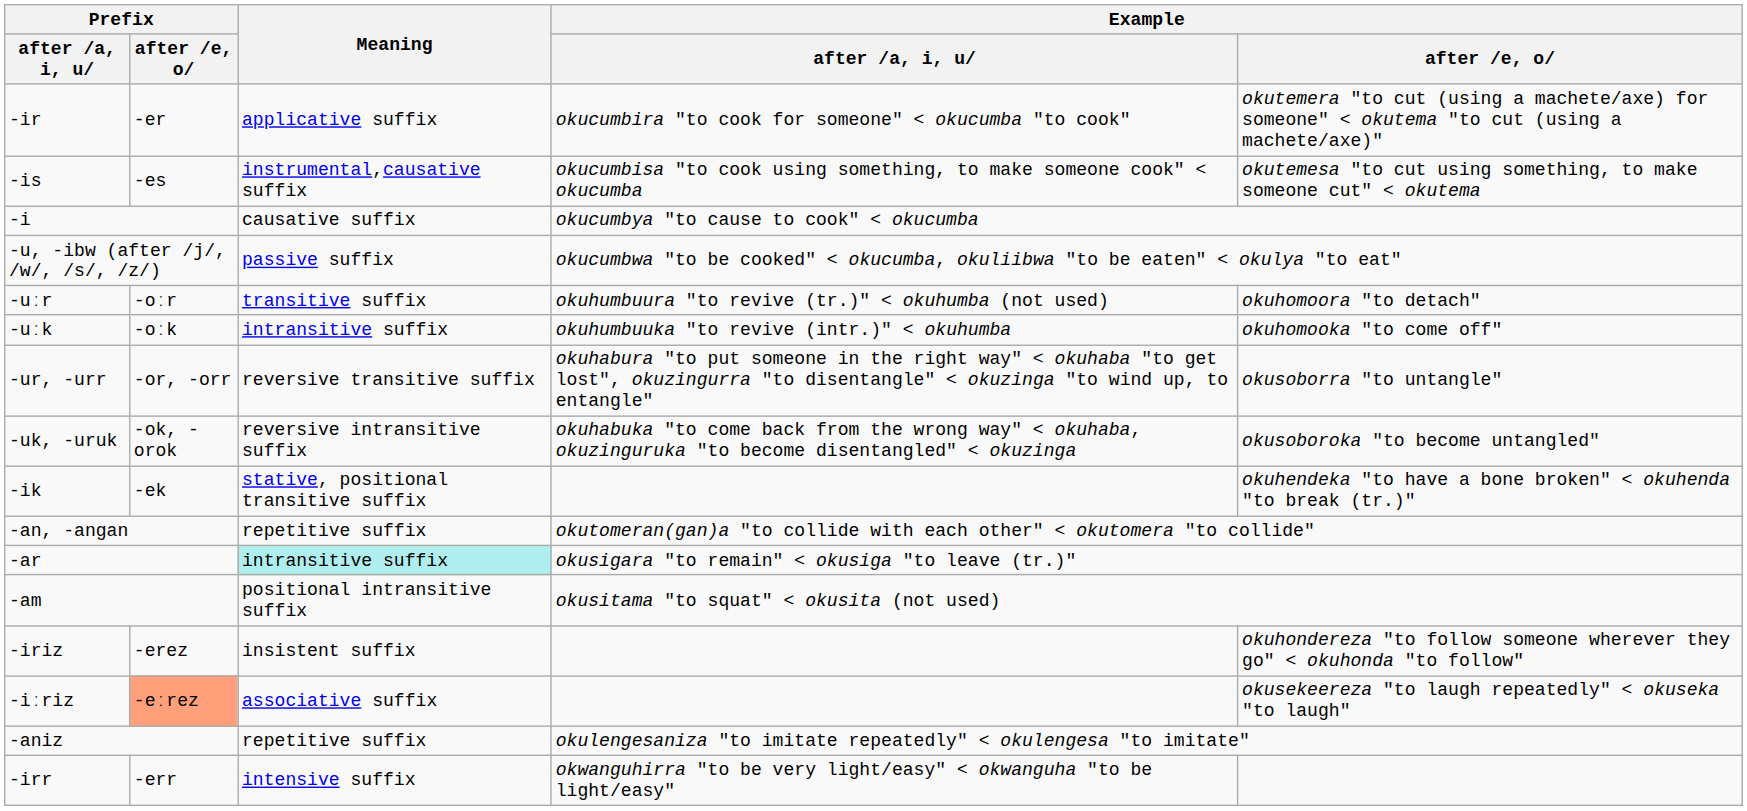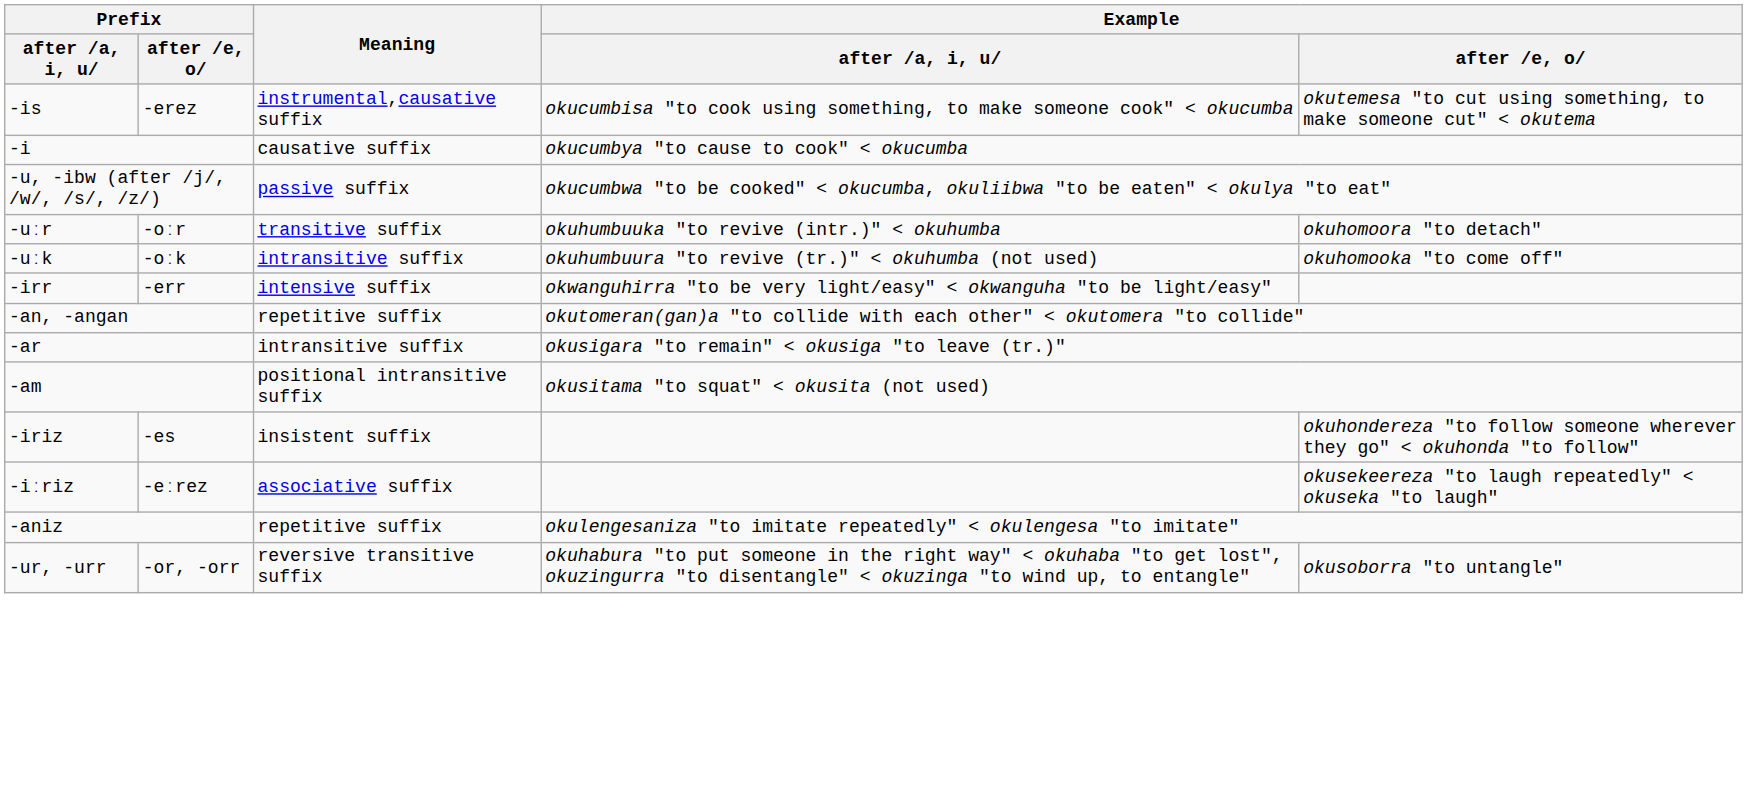- row: (25, 120)
(150, 181) -es -> (170, 110) -erez
(832, 300) okuhumbuura "to revive (tr.)" < okuhumba (not used) -> (773, 229) okuhumbuuka "to revive (intr.)" < okuhumba
(783, 330) okuhumbuuka "to revive (intr.)" < okuhumba -> (822, 259) okuhumbuura "to revive (tr.)" < okuhumba (not used)
rows swapped: (58, 380) <-> (31, 781)
- row: (63, 441)
- row: (25, 491)
(345, 560) paleturquoise background -> (361, 347) no background
(161, 651) -erez -> (159, 437) -es
(166, 701) lightsalmon background -> (175, 488) no background
